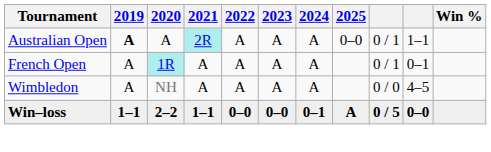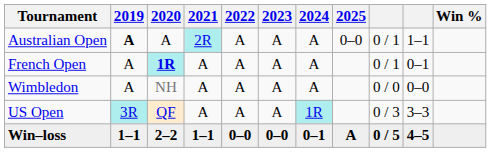(166, 64) normal -> (166, 64) bold
(418, 87) 4–5 -> (418, 87) 0–0
+ row: (36, 111)
(418, 111) 0–0 -> (418, 135) 4–5
